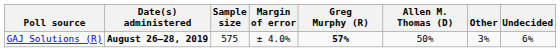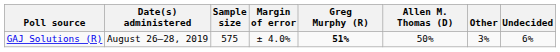(158, 39) bold -> (158, 39) normal
(341, 39) 57% -> (341, 39) 51%
